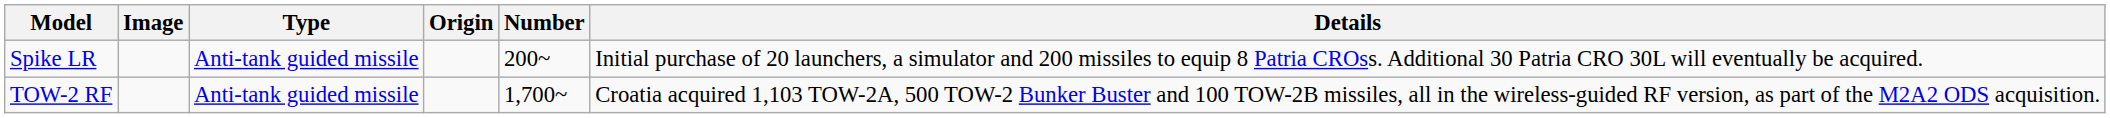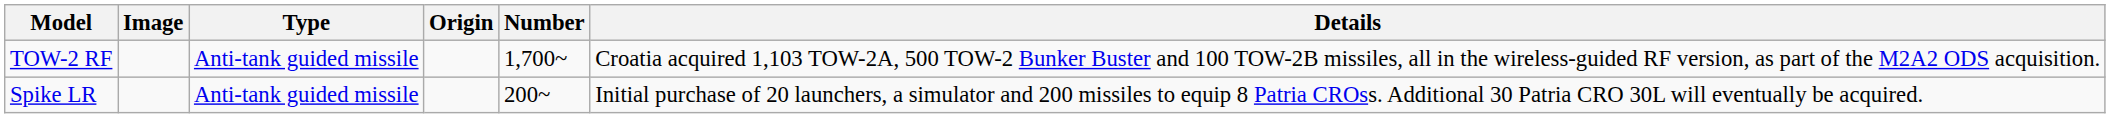rows swapped: (61, 94) <-> (53, 58)
